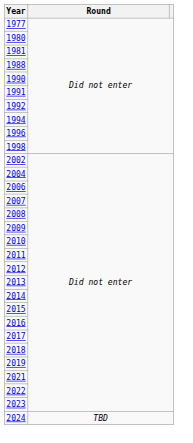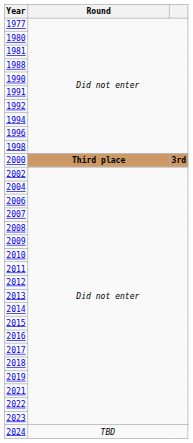+ row: (16, 160)
